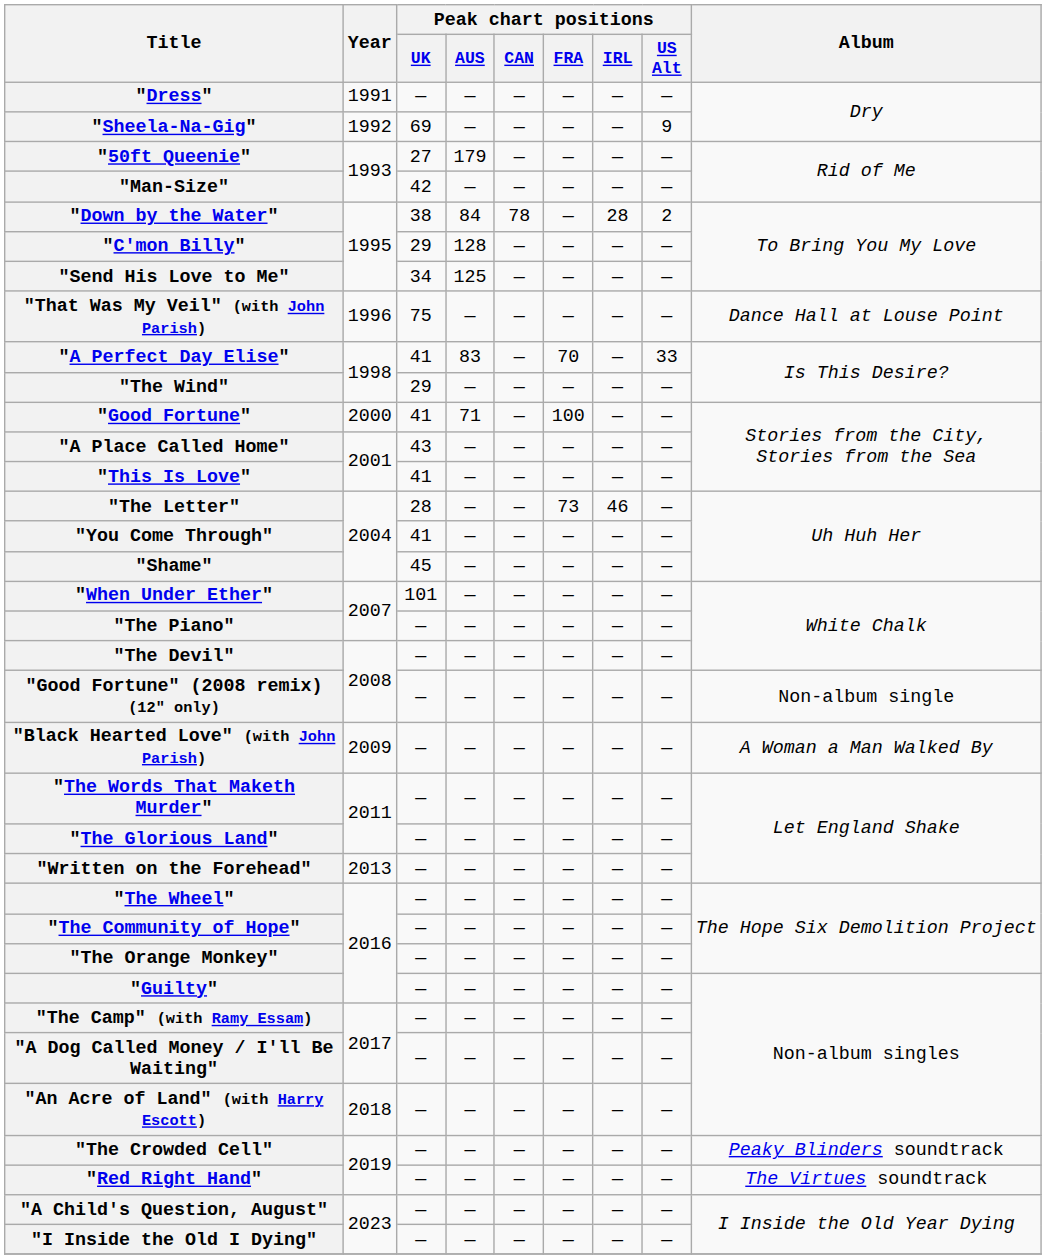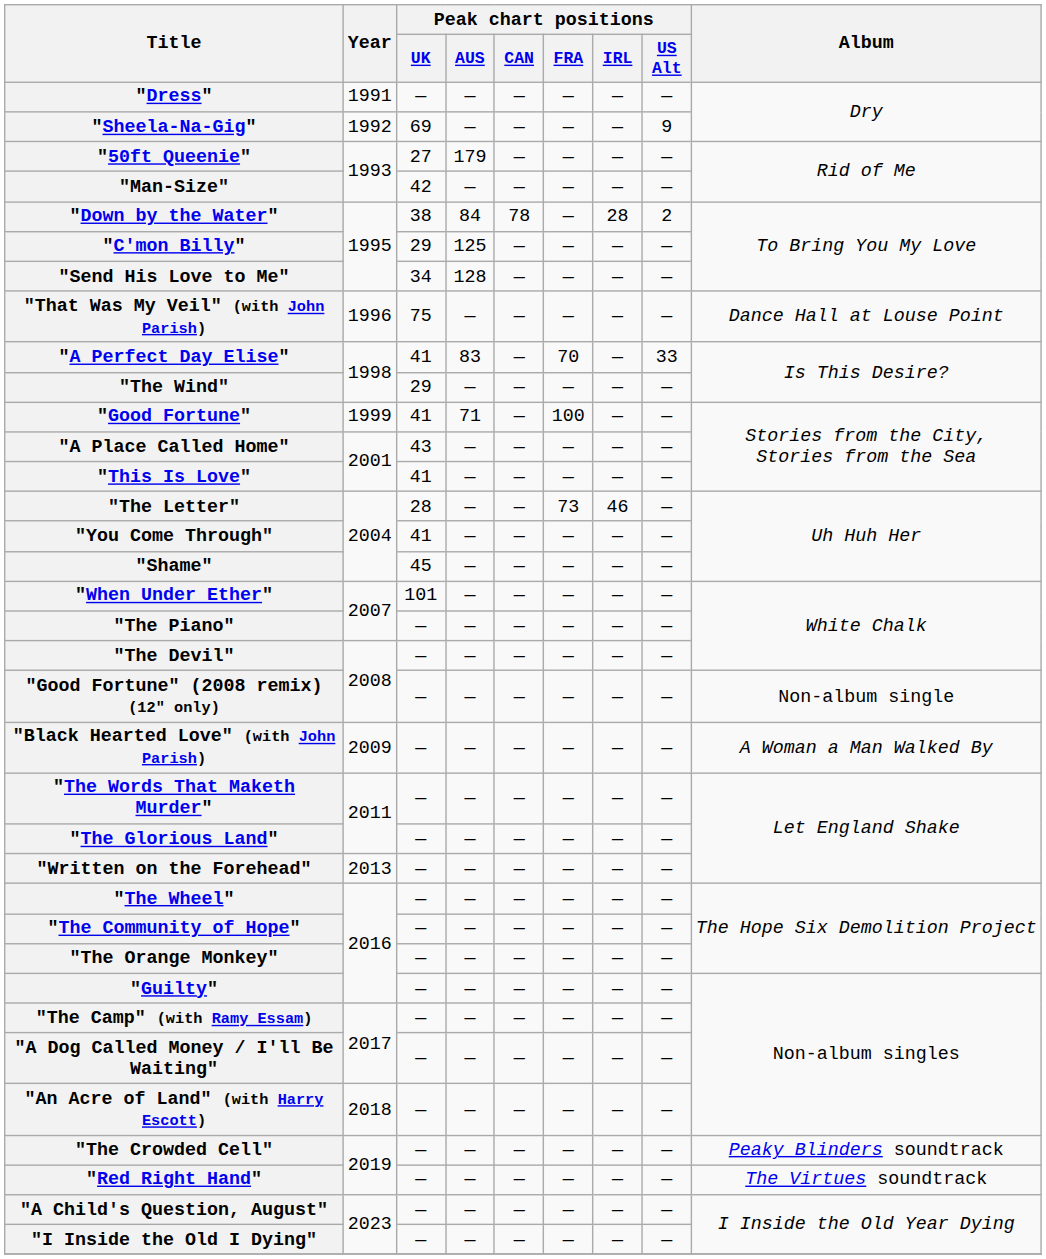(470, 246) 128 -> (470, 246) 125
(470, 276) 125 -> (470, 276) 128
(370, 417) 2000 -> (370, 417) 1999
